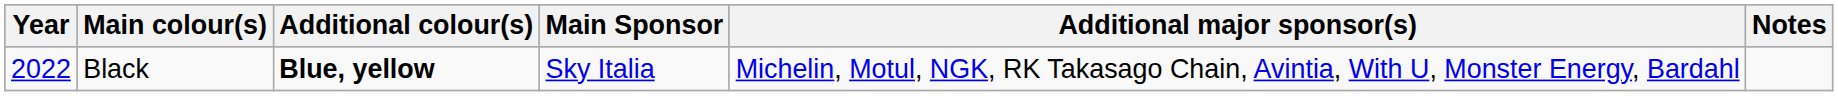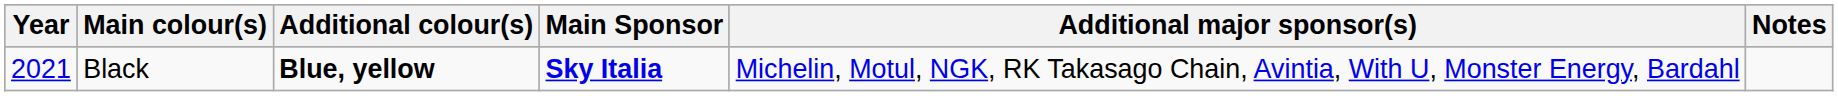(41, 68) 2022 -> (41, 68) 2021
(600, 68) normal -> (604, 68) bold
